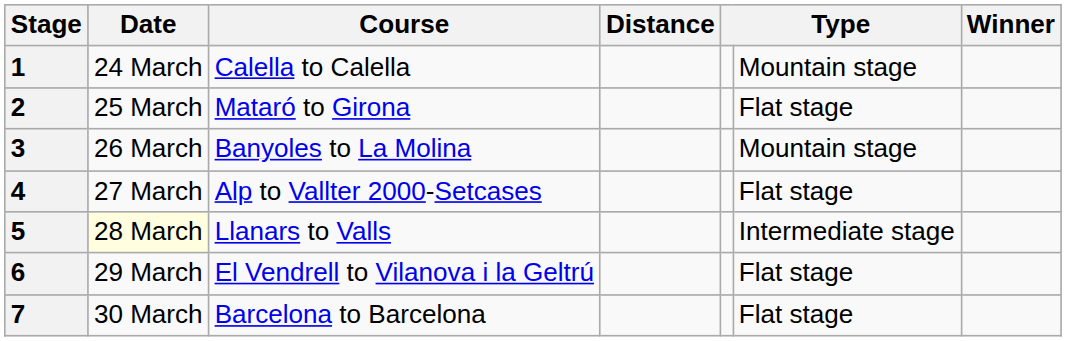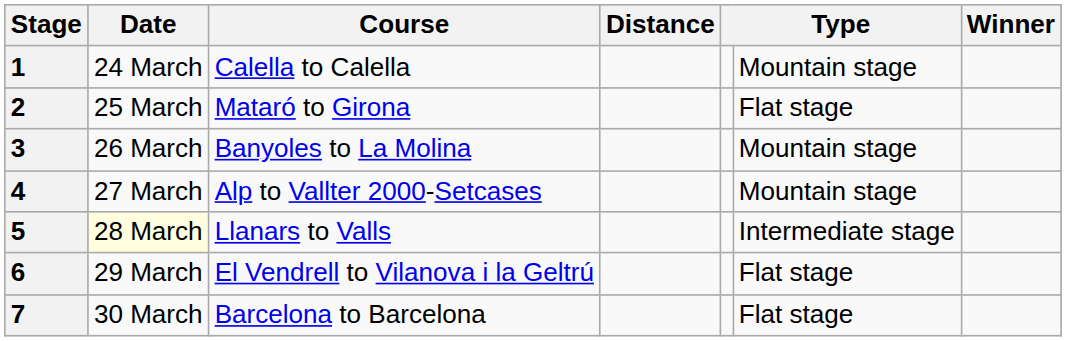(796, 190) Flat stage -> (828, 190) Mountain stage
